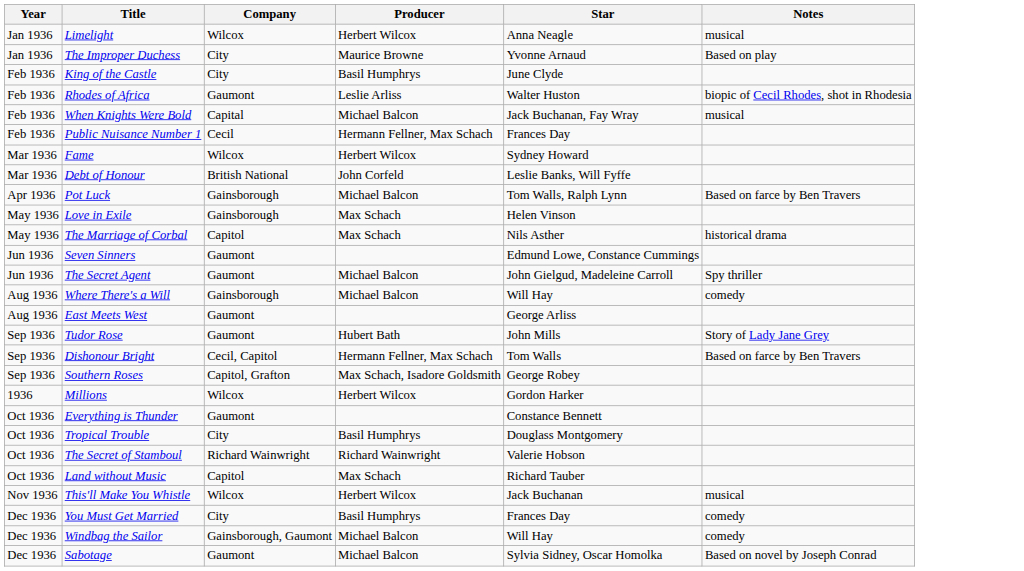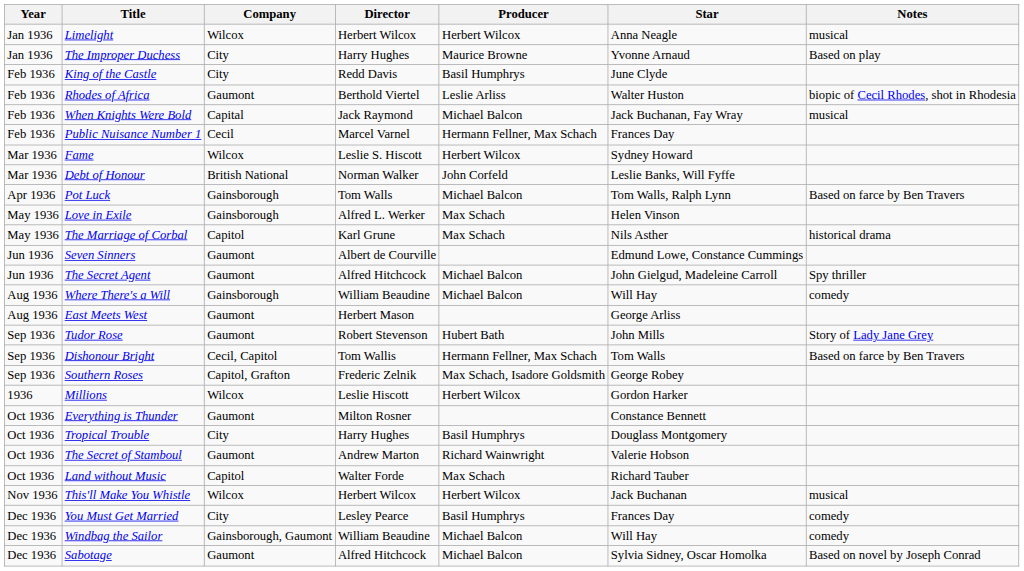+ column: (387, 14)
(258, 455) Richard Wainwright -> (231, 455) Gaumont
